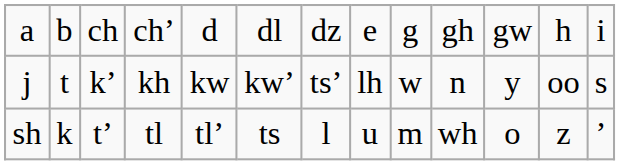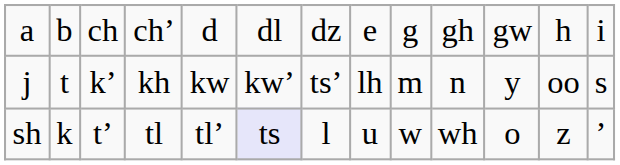(410, 81) w -> (410, 81) m
(270, 133) no background -> (270, 133) lavender background
(410, 133) m -> (410, 133) w
